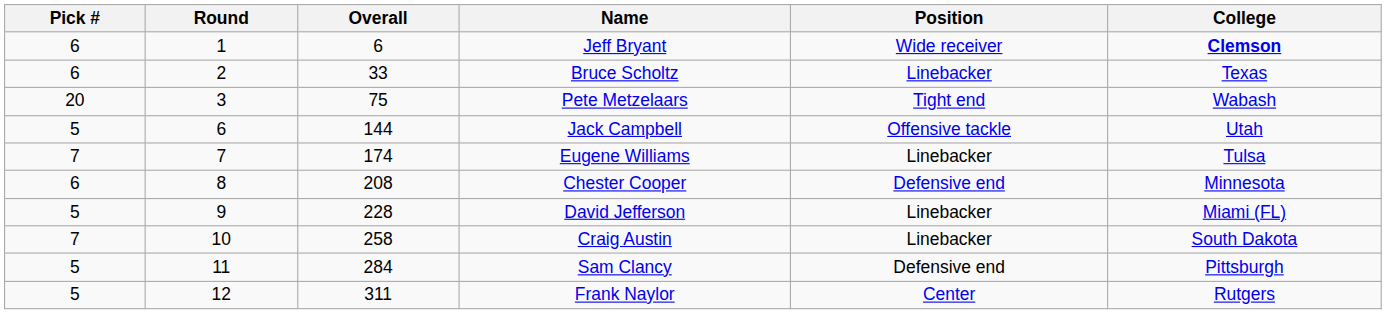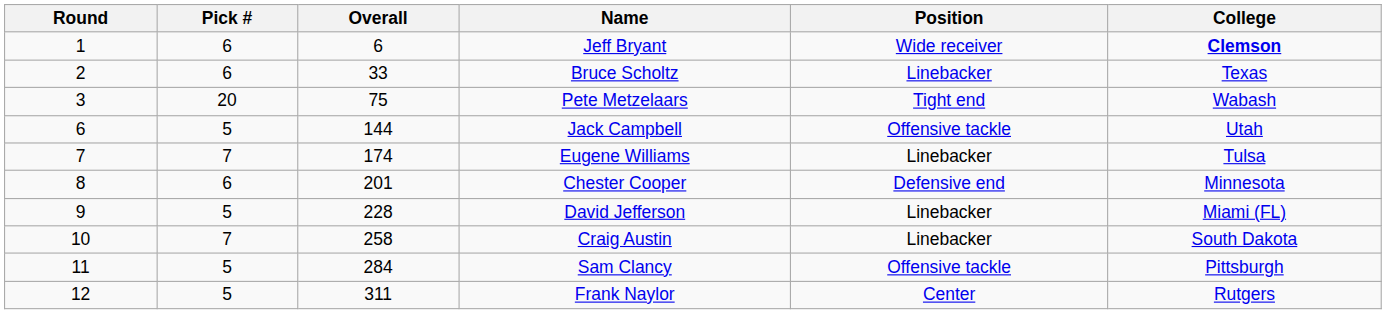columns swapped: (221, 18) <-> (75, 18)
(378, 184) 208 -> (378, 184) 201
(949, 267) Defensive end -> (949, 267) Offensive tackle
